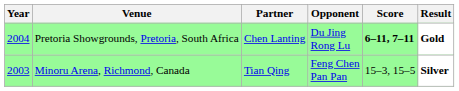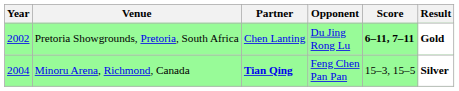(18, 39) 2004 -> (18, 39) 2002
(18, 71) 2003 -> (18, 71) 2004
(267, 71) normal -> (268, 71) bold
